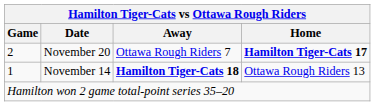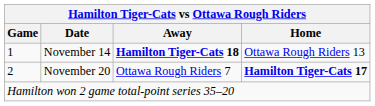rows swapped: (77, 71) <-> (77, 52)
